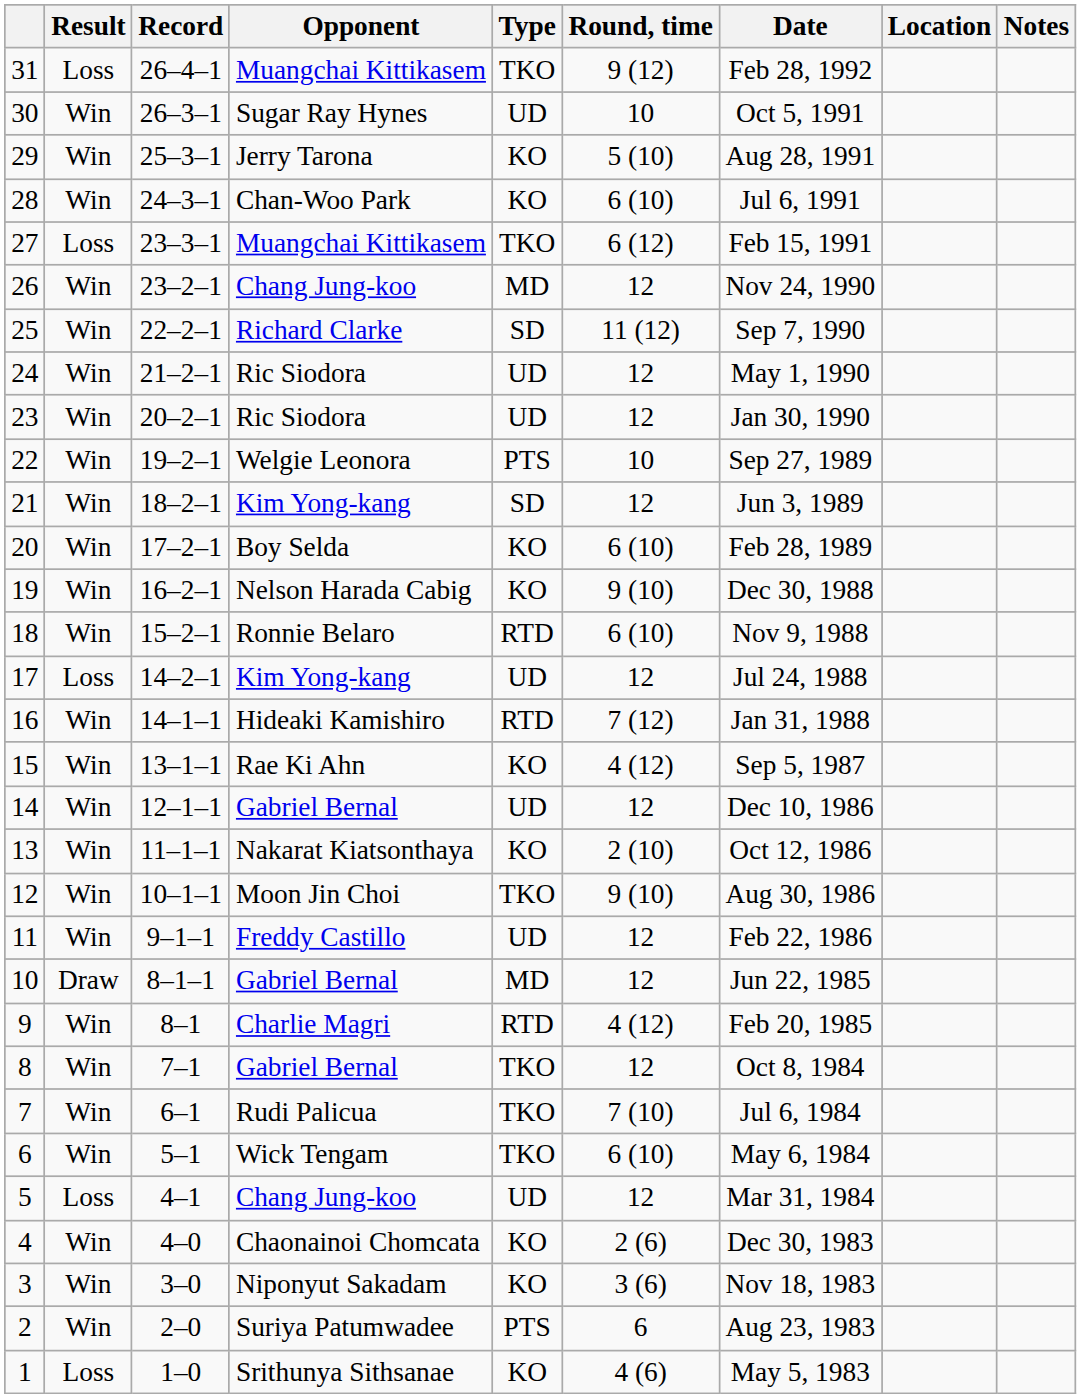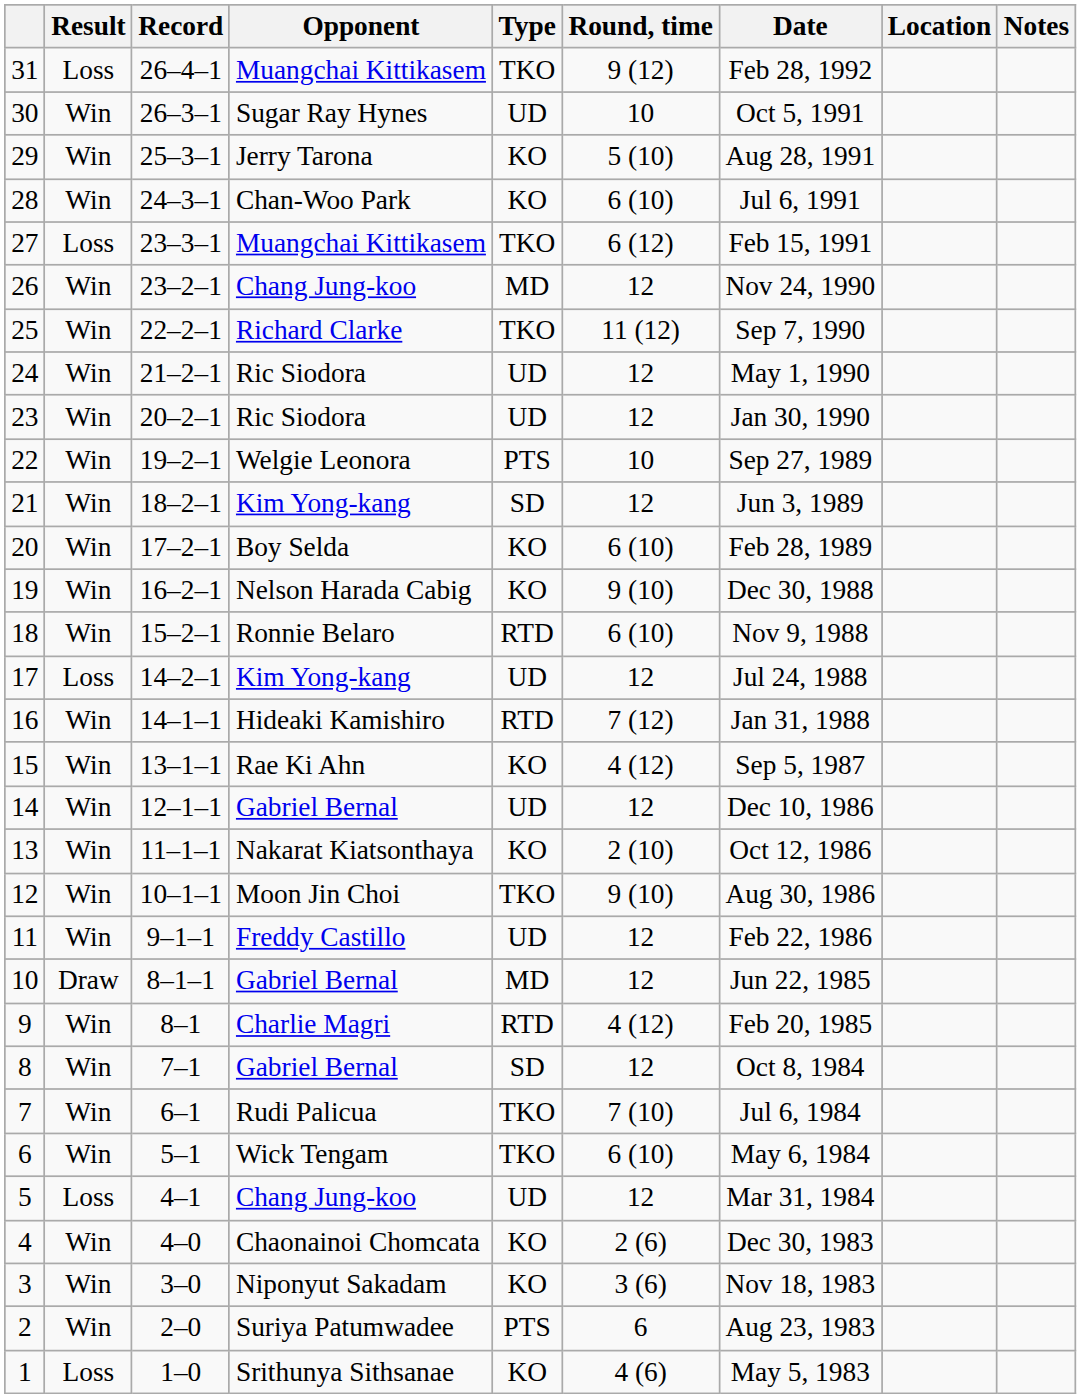(527, 329) SD -> (527, 329) TKO
(527, 1067) TKO -> (527, 1067) SD
